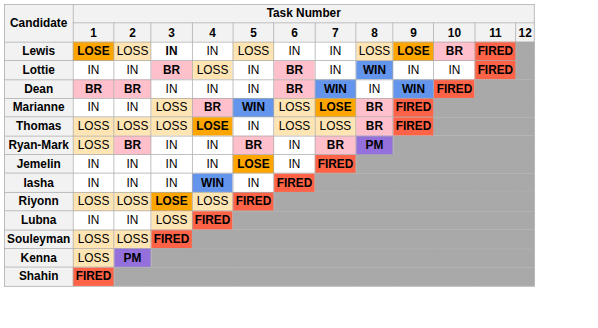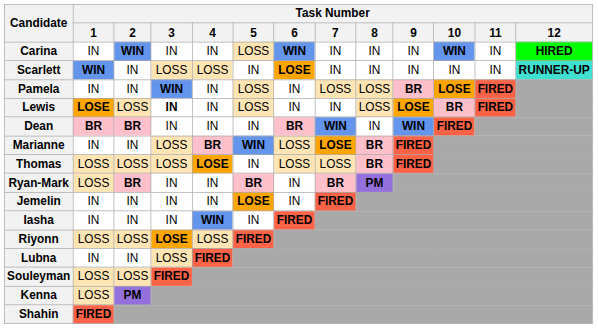+ row: (39, 51)
+ row: (39, 70)
+ row: (39, 88)
- row: (39, 70)
